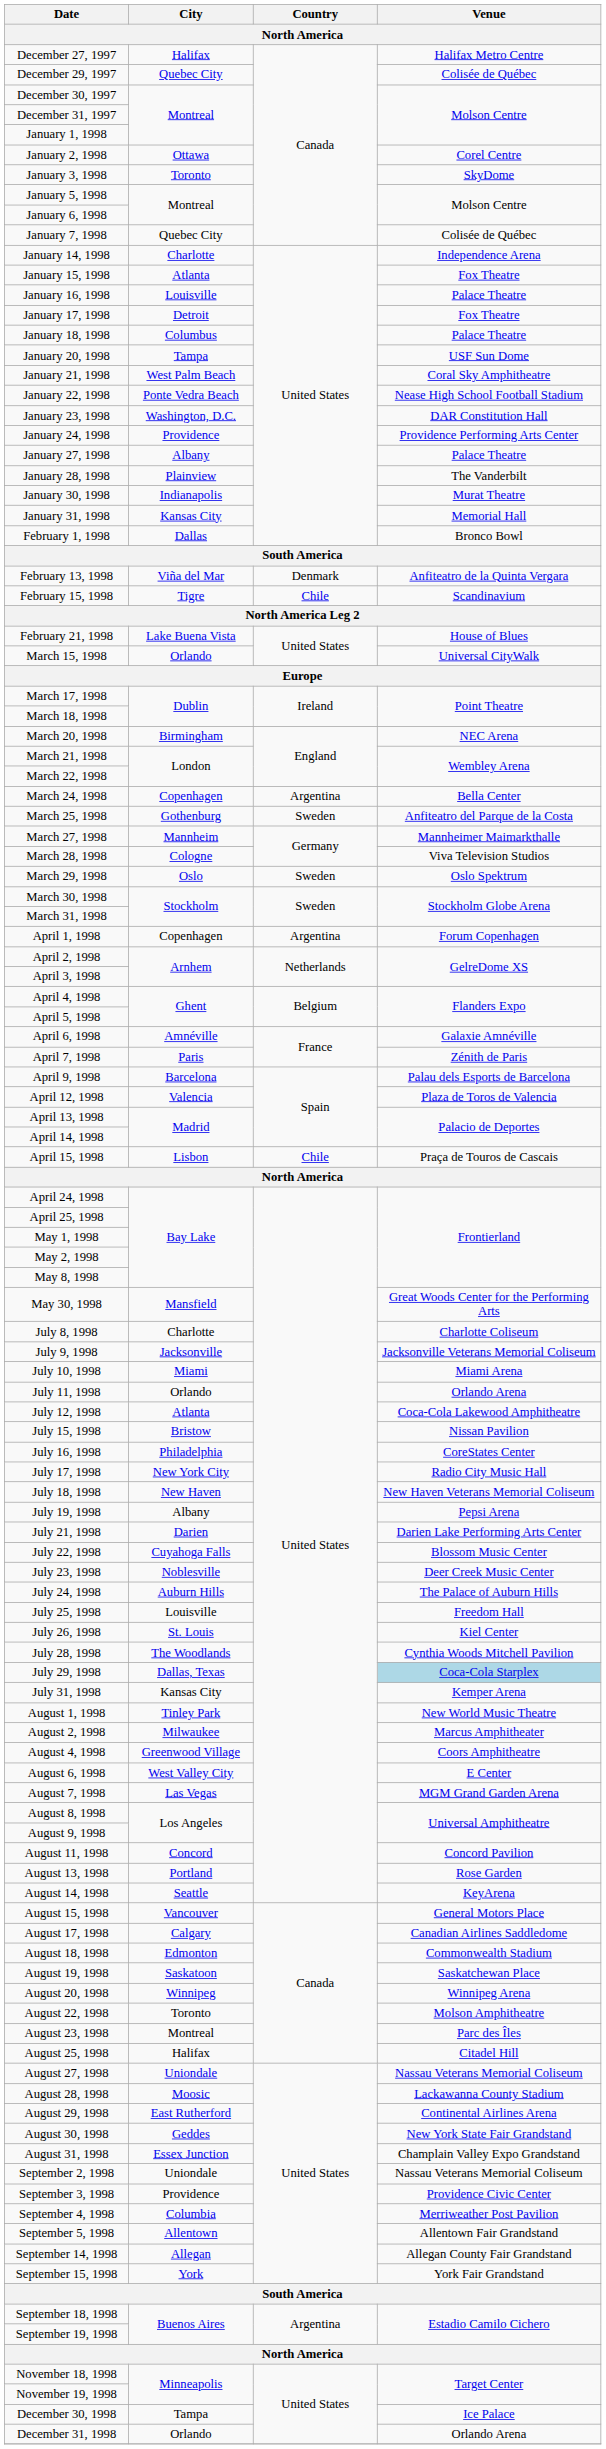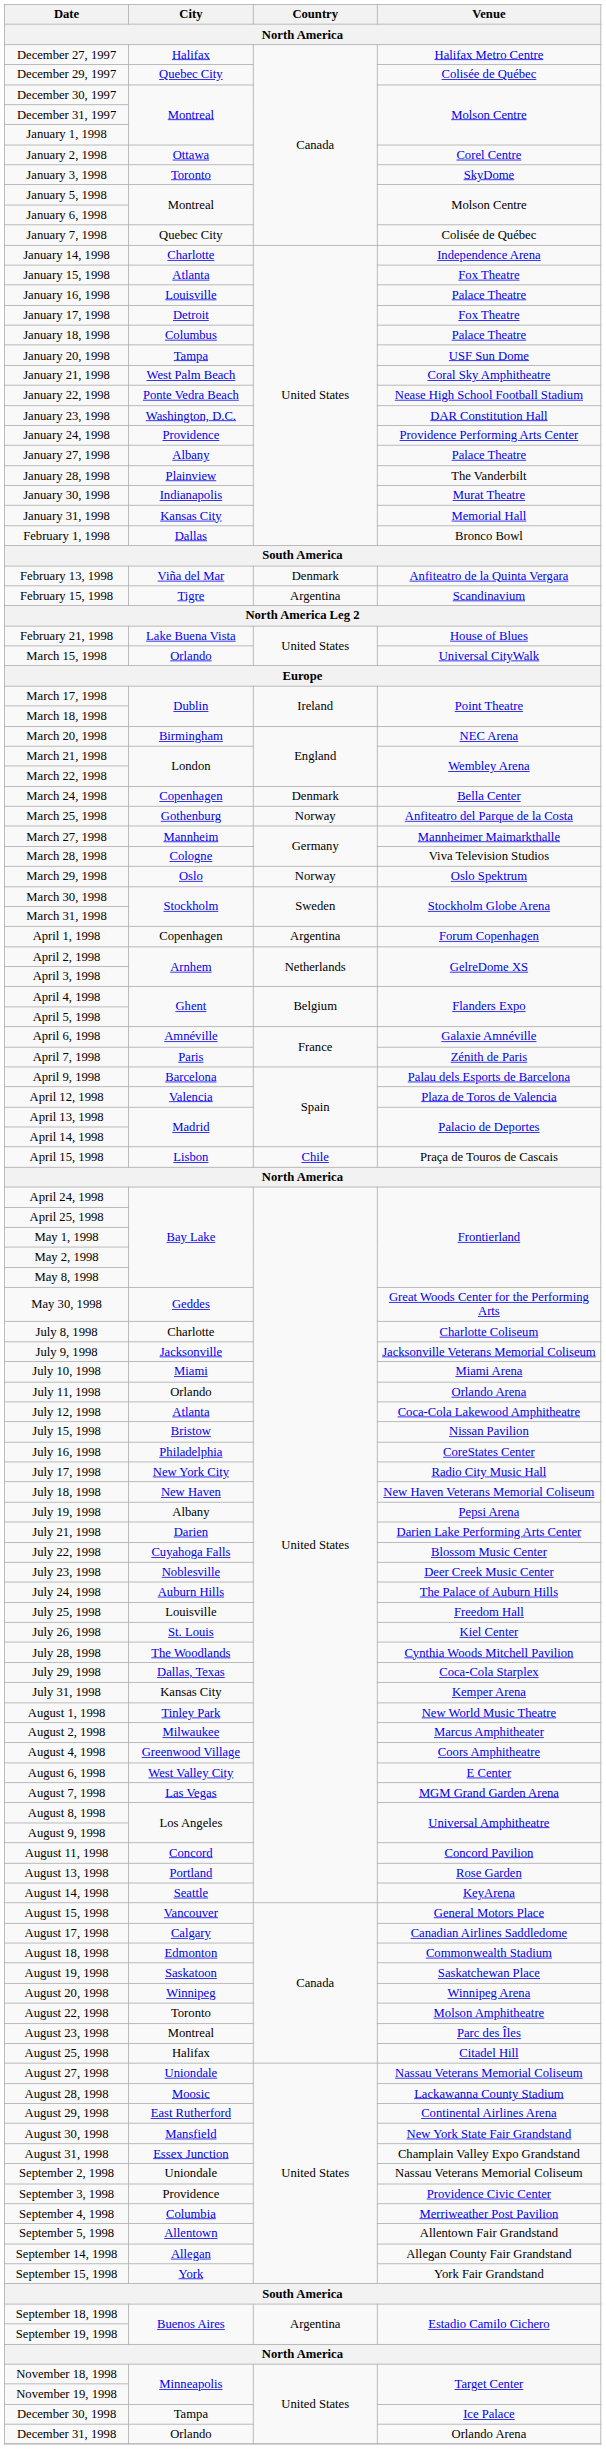(315, 595) Chile -> (315, 595) Argentina
(315, 796) Argentina -> (315, 796) Denmark
(315, 816) Sweden -> (315, 816) Norway
(315, 876) Sweden -> (315, 876) Norway
(191, 1304) Mansfield -> (191, 1304) Geddes
(489, 1672) lightblue background -> (489, 1672) no background
(191, 2133) Geddes -> (191, 2133) Mansfield
